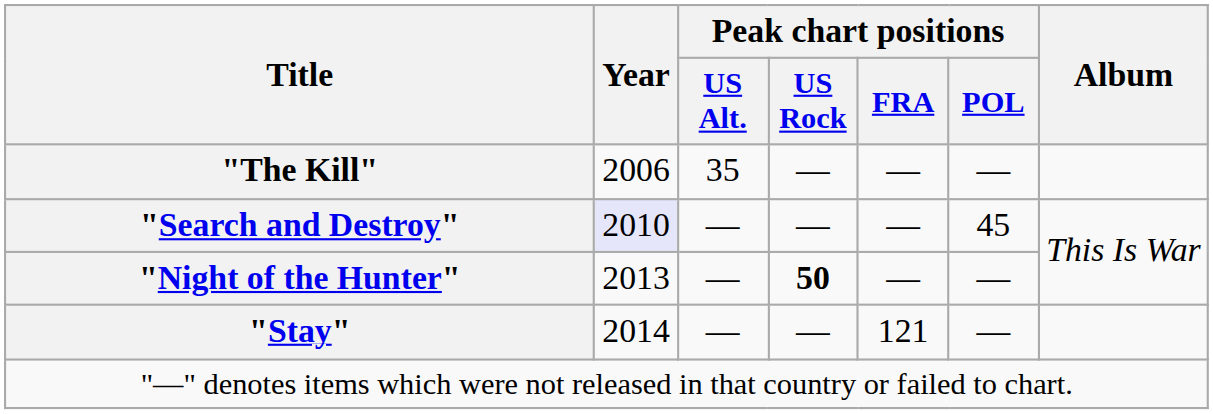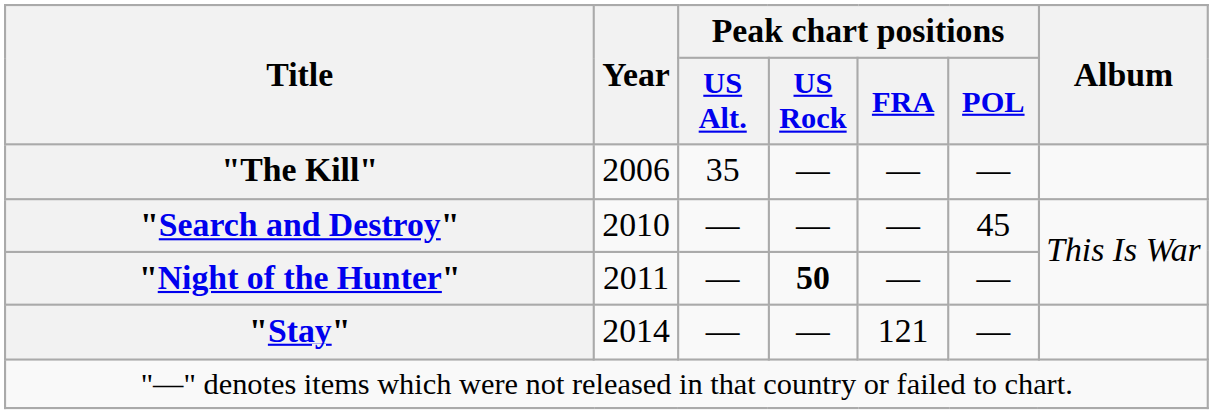(636, 224) lavender background -> (636, 224) no background
(636, 277) 2013 -> (636, 277) 2011
